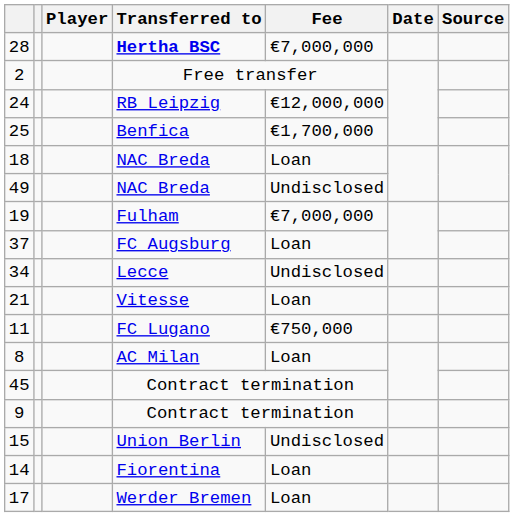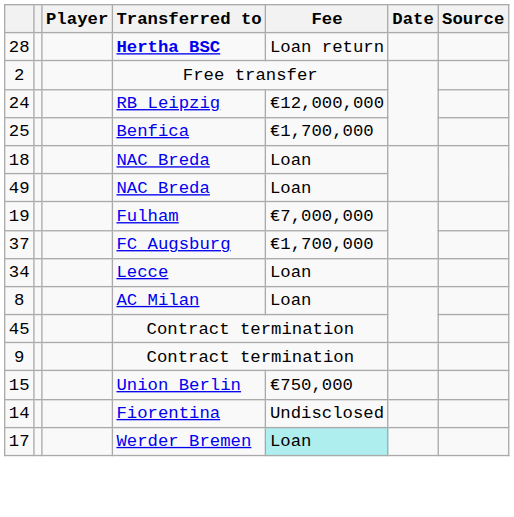(322, 47) €7,000,000 -> (327, 47) Loan return
(327, 188) Undisclosed -> (291, 188) Loan
(291, 244) Loan -> (322, 244) €1,700,000
(327, 272) Undisclosed -> (291, 272) Loan
- row: (19, 301)
- row: (19, 329)
(327, 441) Undisclosed -> (311, 385) €750,000
(291, 470) Loan -> (327, 413) Undisclosed
(291, 498) no background -> (291, 441) paleturquoise background
